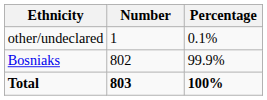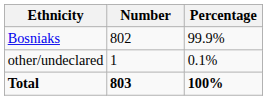rows swapped: (34, 60) <-> (56, 38)
